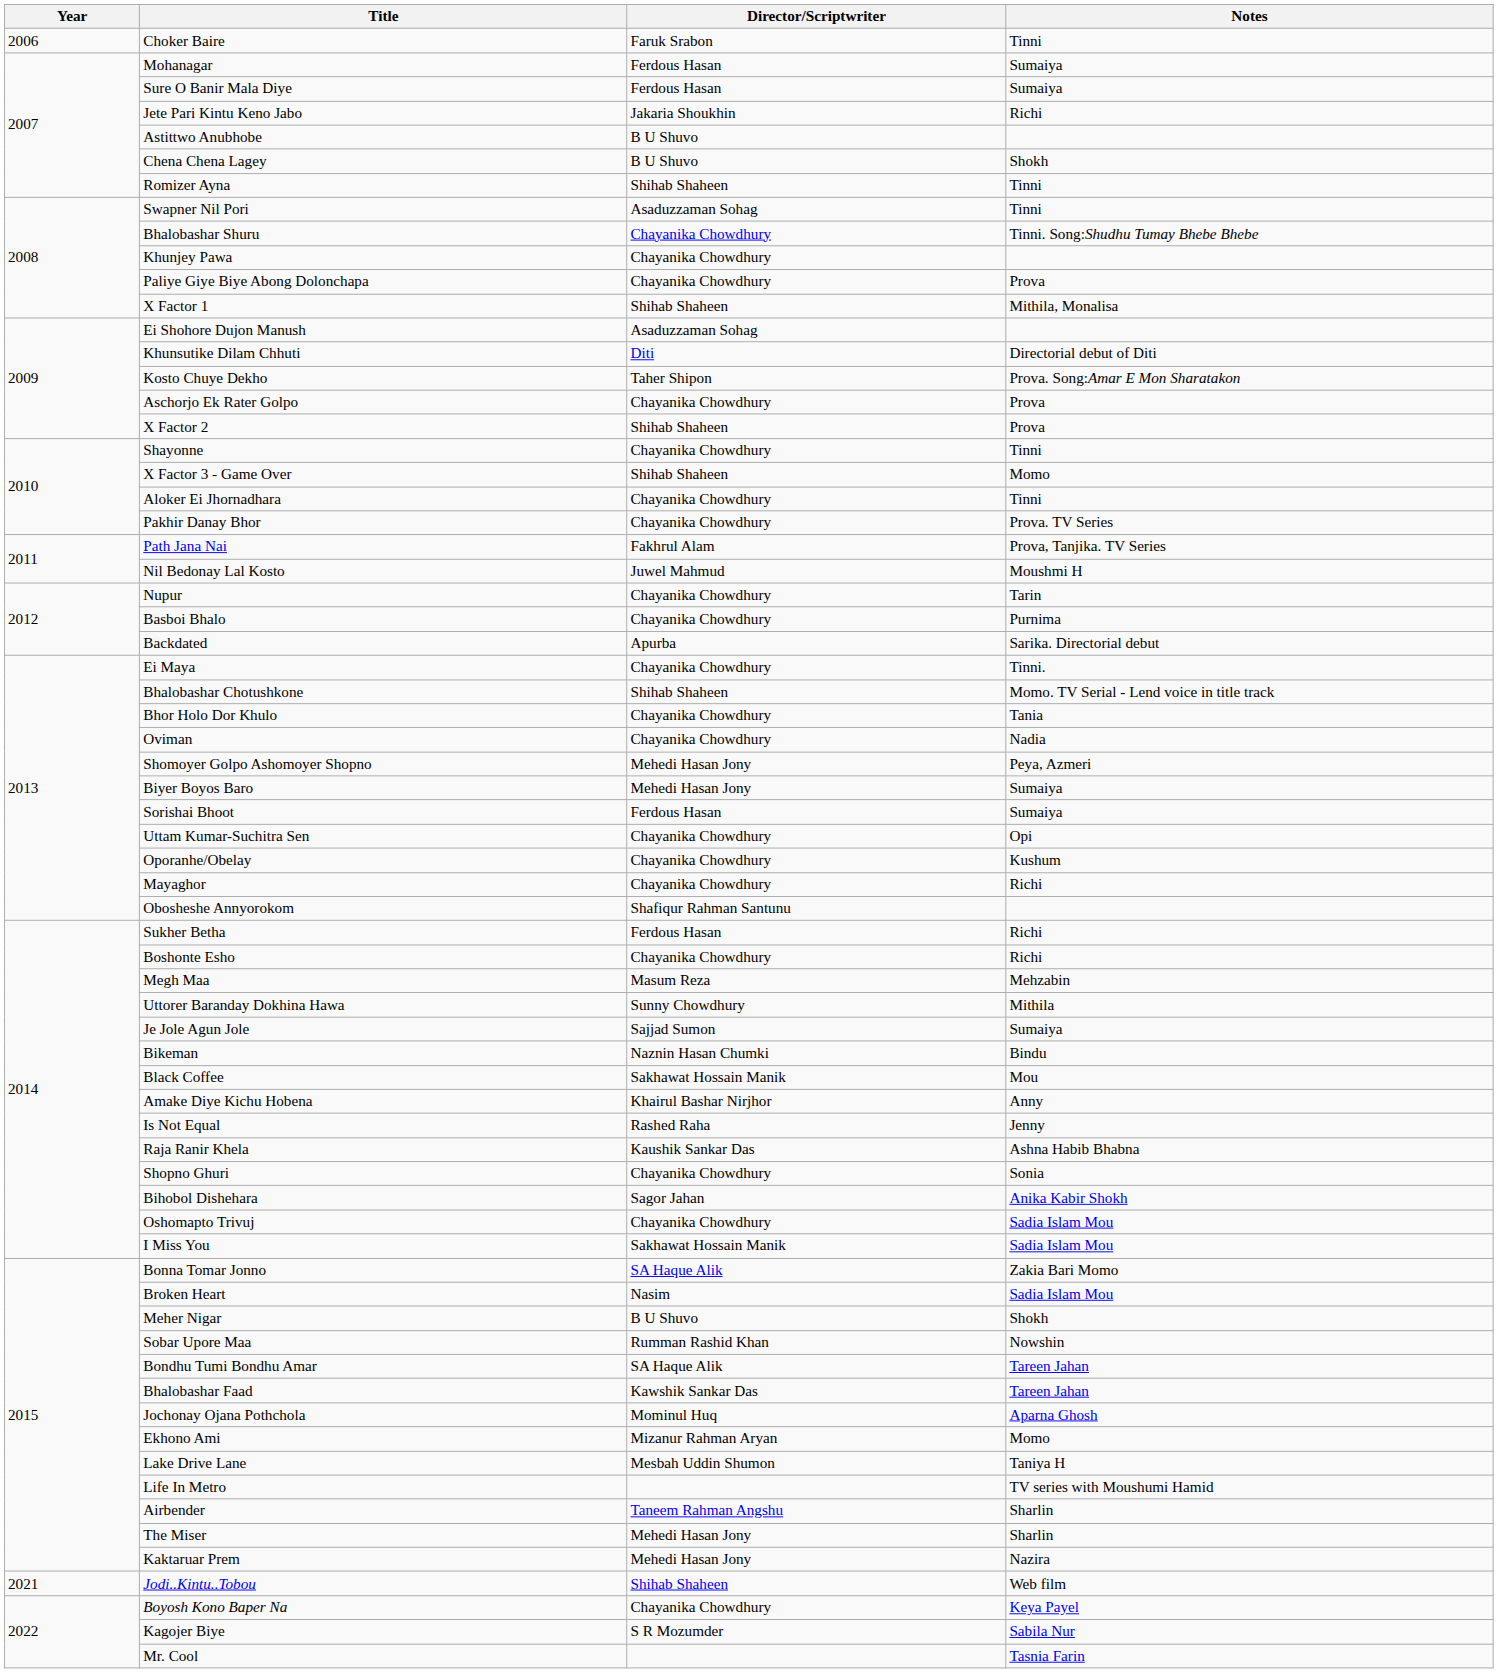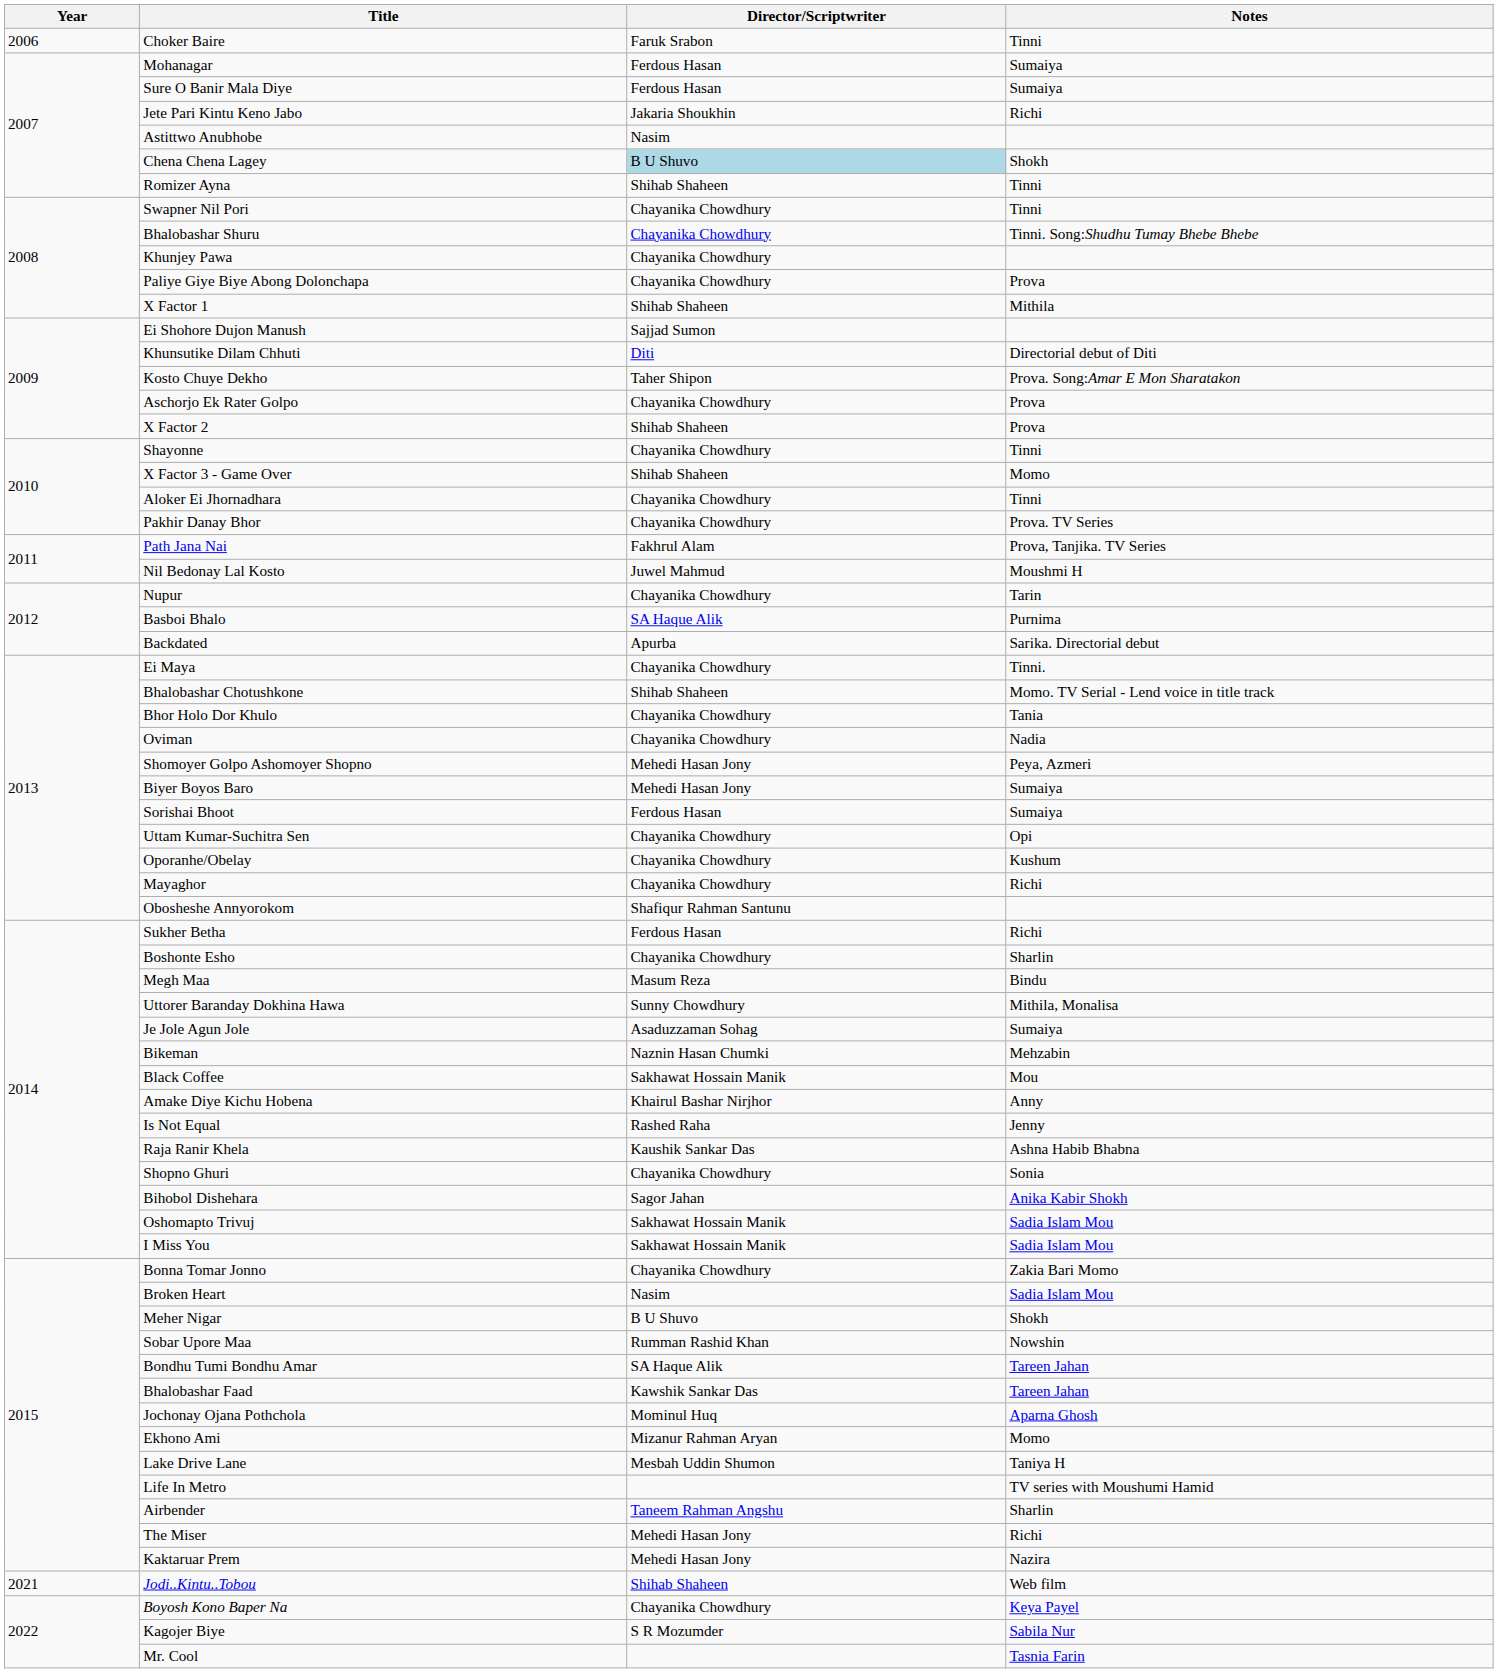(664, 137) B U Shuvo -> (650, 137) Nasim
(664, 161) no background -> (664, 161) lightblue background
(694, 209) Asaduzzaman Sohag -> (701, 209) Chayanika Chowdhury
(1064, 305) Mithila, Monalisa -> (1032, 305) Mithila
(694, 329) Asaduzzaman Sohag -> (673, 329) Sajjad Sumon
(701, 619) Chayanika Chowdhury -> (677, 619) SA Haque Alik
(1026, 956) Richi -> (1031, 956) Sharlin
(1040, 980) Mehzabin -> (1028, 980) Bindu
(1032, 1004) Mithila -> (1064, 1004) Mithila, Monalisa
(673, 1029) Sajjad Sumon -> (694, 1029) Asaduzzaman Sohag
(1028, 1053) Bindu -> (1040, 1053) Mehzabin
(701, 1221) Chayanika Chowdhury -> (708, 1221) Sakhawat Hossain Manik
(677, 1270) SA Haque Alik -> (701, 1270) Chayanika Chowdhury
(1031, 1535) Sharlin -> (1026, 1535) Richi
